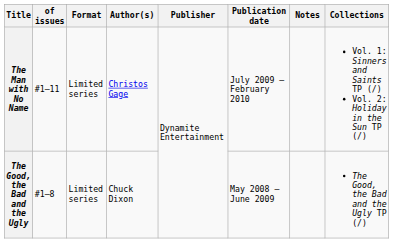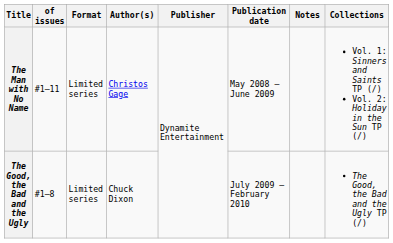(257, 89) July 2009 – February 2010 -> (255, 89) May 2008 – June 2009
(255, 195) May 2008 – June 2009 -> (257, 195) July 2009 – February 2010
